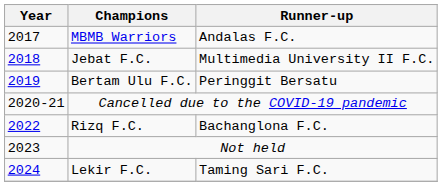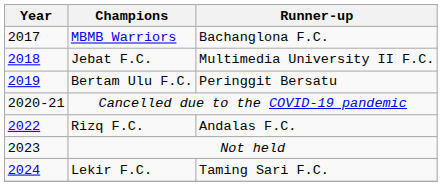(248, 38) Andalas F.C. -> (264, 38) Bachanglona F.C.
(264, 126) Bachanglona F.C. -> (248, 126) Andalas F.C.
